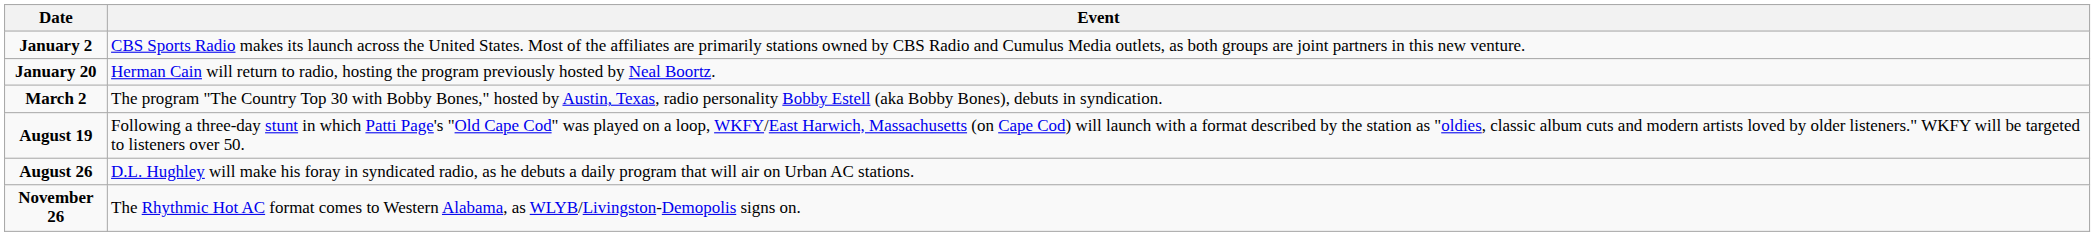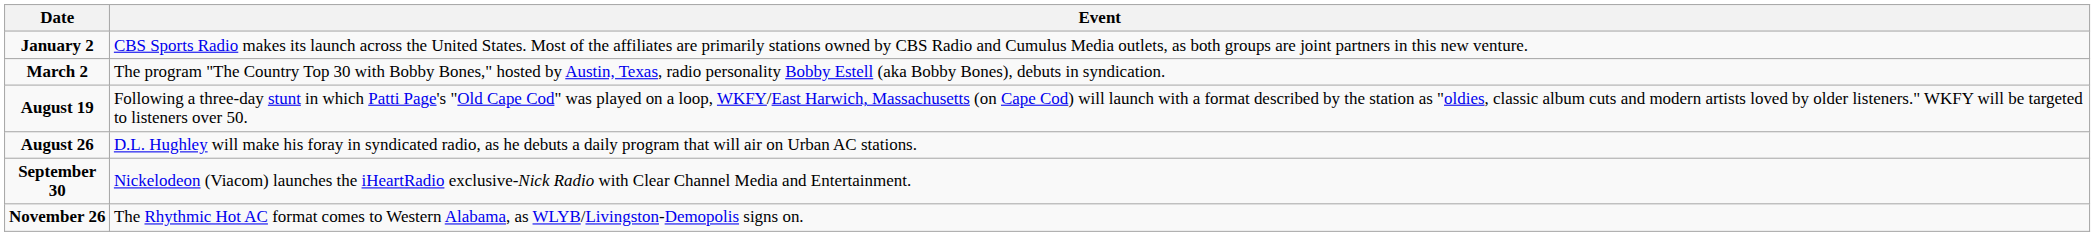- row: (56, 71)
+ row: (57, 181)
